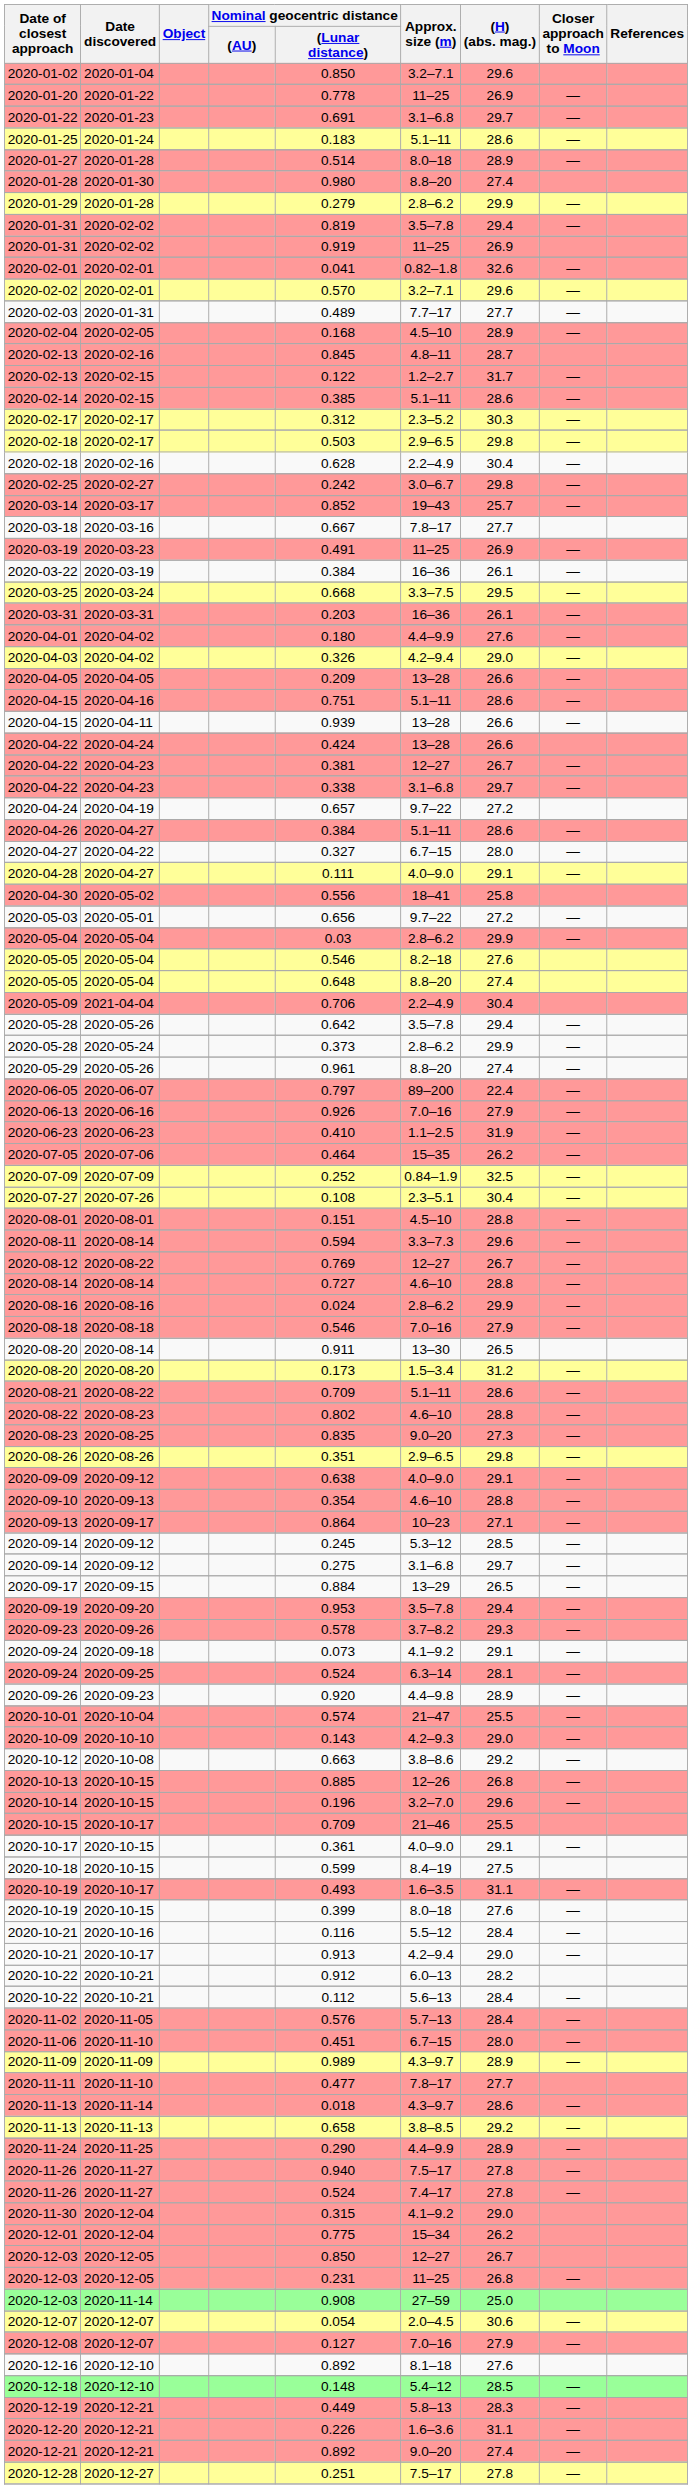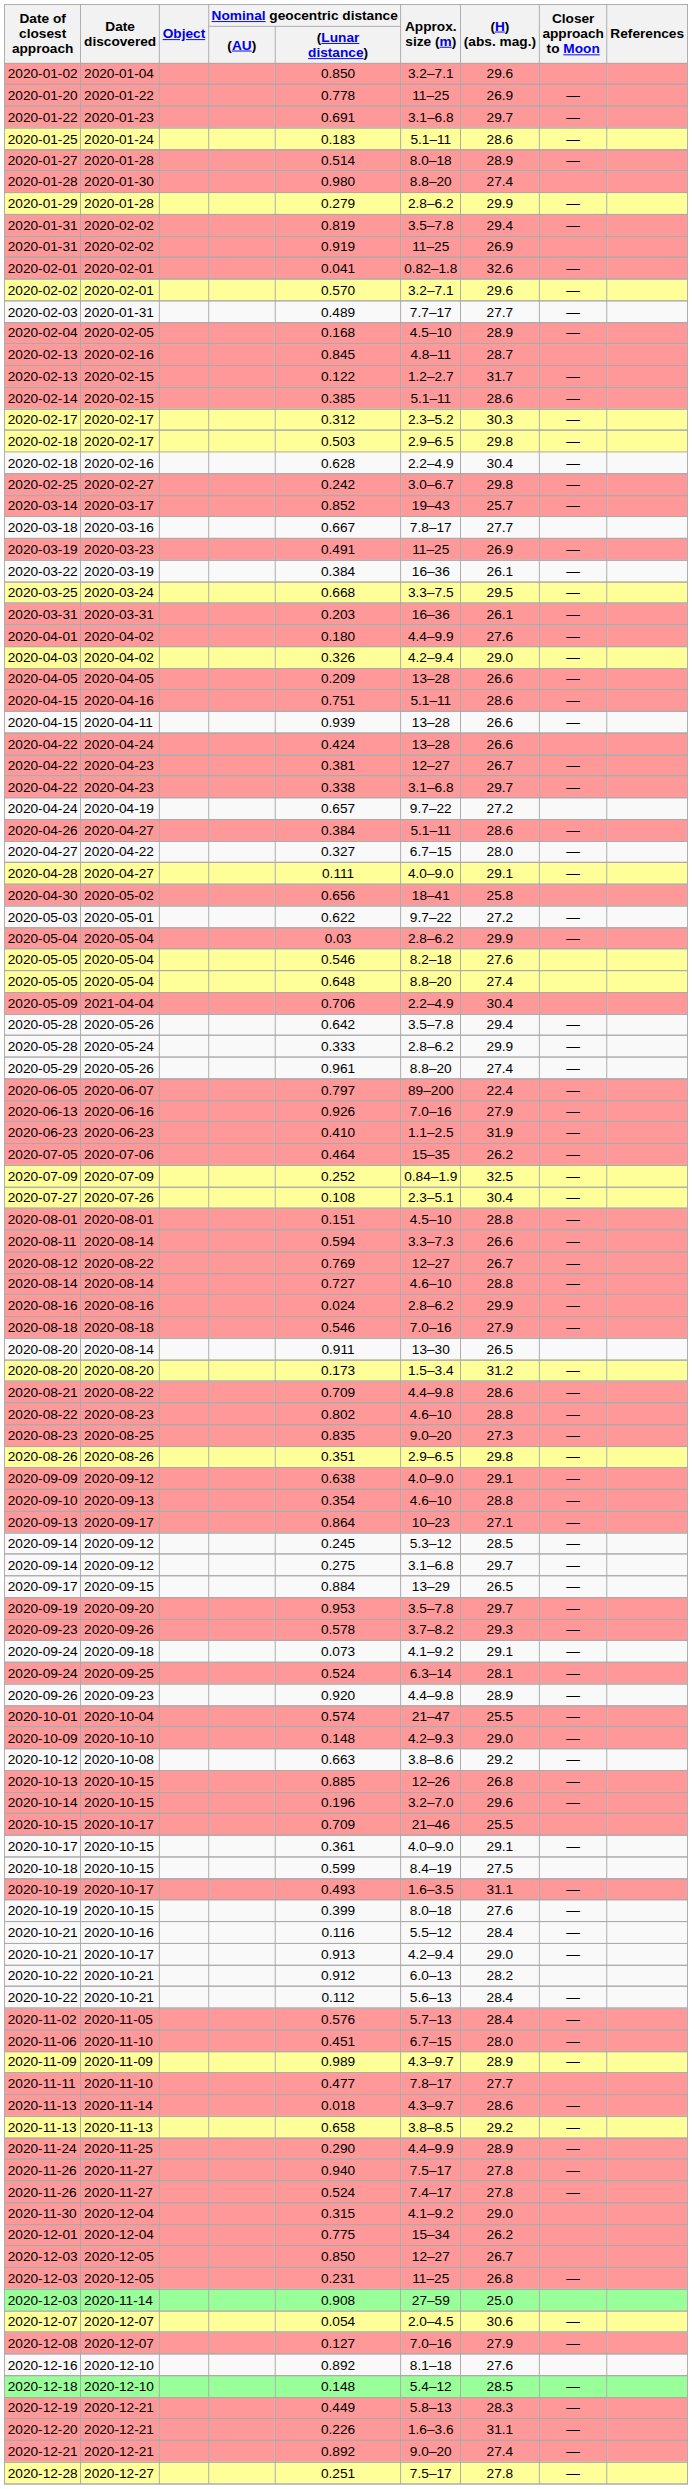(338, 895) 0.556 -> (338, 895) 0.656
(338, 917) 0.656 -> (338, 917) 0.622
(338, 1047) 0.373 -> (338, 1047) 0.333
(500, 1241) 29.6 -> (500, 1241) 26.6
(431, 1392) 5.1–11 -> (431, 1392) 4.4–9.8
(500, 1609) 29.4 -> (500, 1609) 29.7
(338, 1738) 0.143 -> (338, 1738) 0.148
